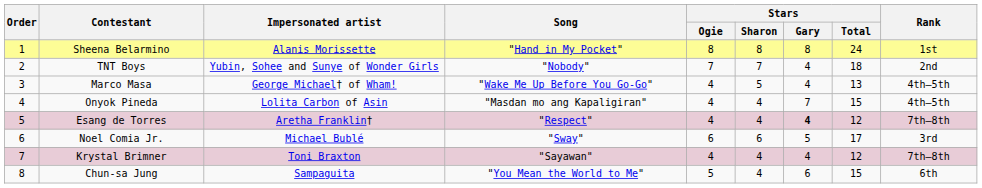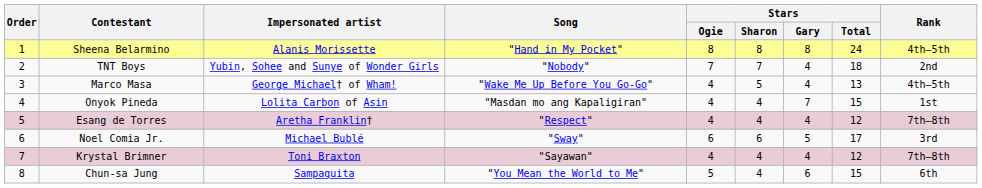(929, 49) 1st -> (929, 49) 4th–5th
(929, 103) 4th–5th -> (929, 103) 1st
(808, 120) bold -> (808, 120) normal
